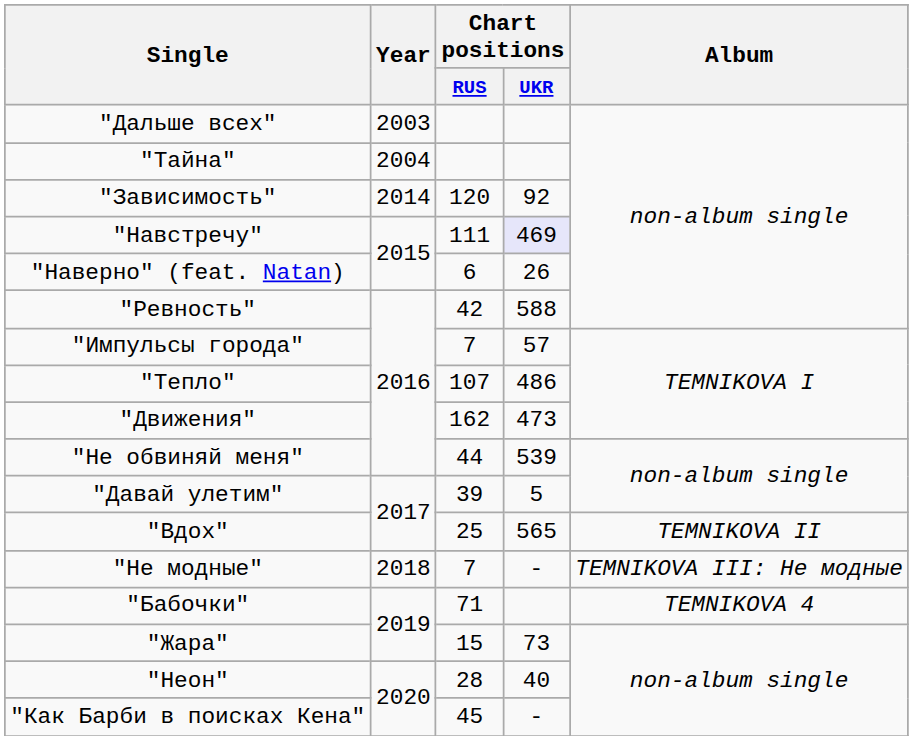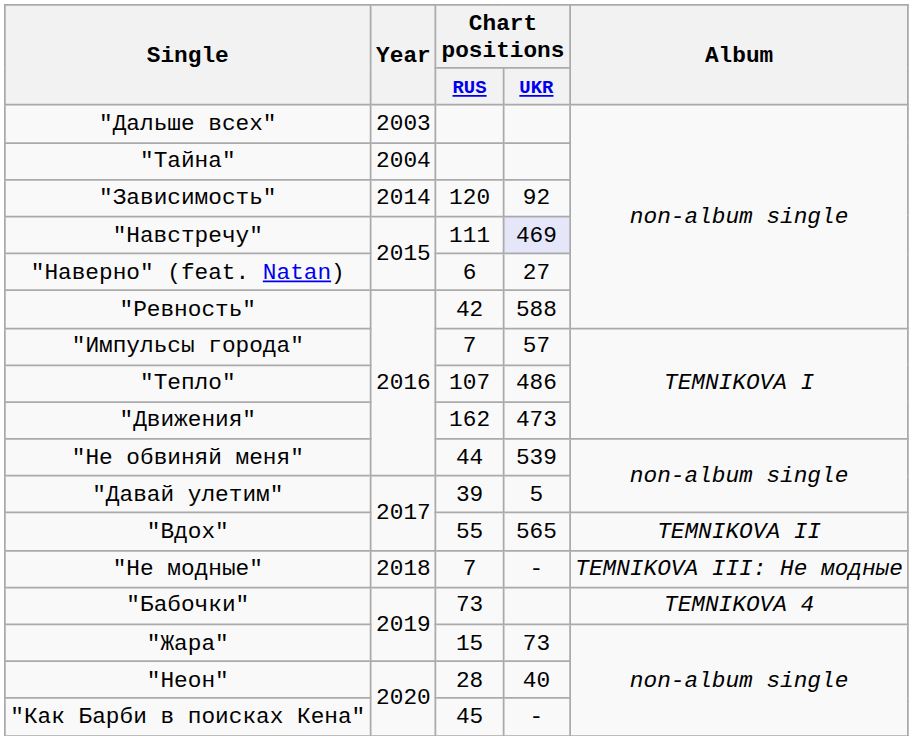(536, 272) 26 -> (536, 272) 27
(470, 532) 25 -> (470, 532) 55
(470, 606) 71 -> (470, 606) 73
